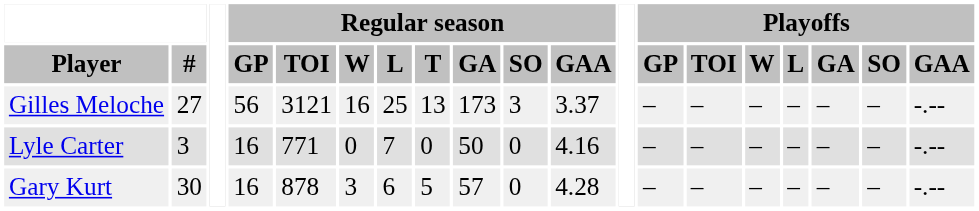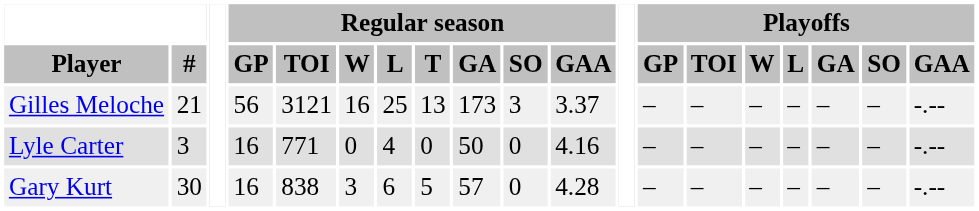(189, 104) 27 -> (189, 104) 21
(389, 146) 7 -> (389, 146) 4
(300, 187) 878 -> (300, 187) 838
